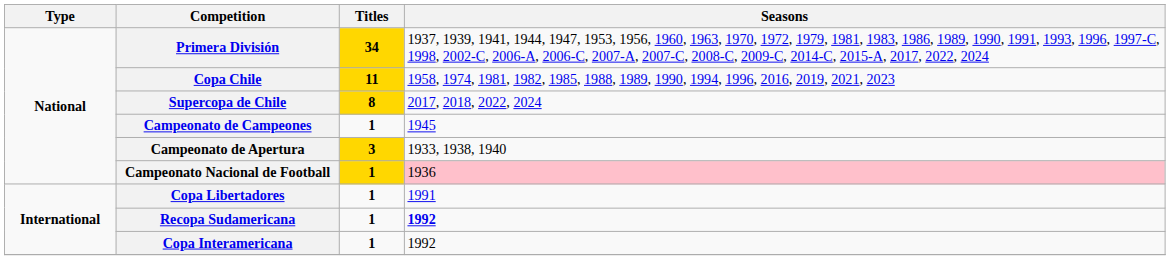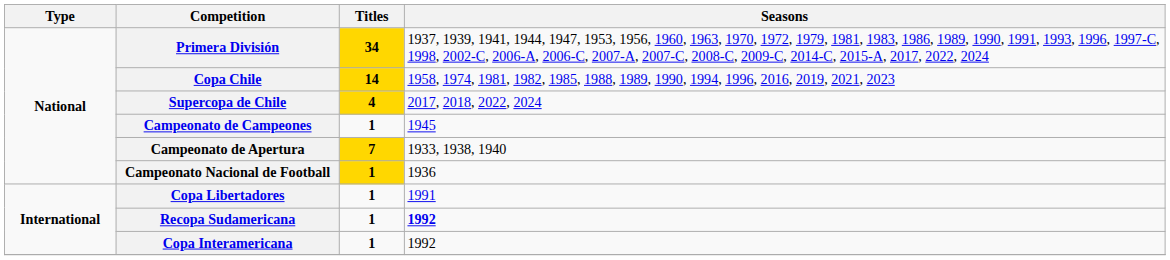(372, 79) 11 -> (372, 79) 14
(372, 103) 8 -> (372, 103) 4
(372, 149) 3 -> (372, 149) 7
(422, 172) pink background -> (422, 172) no background
